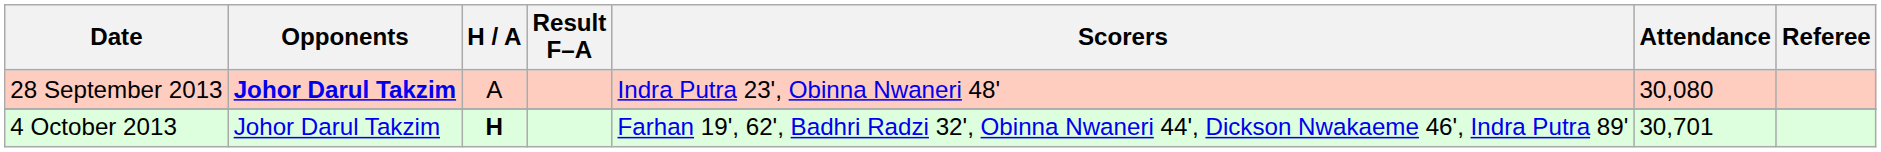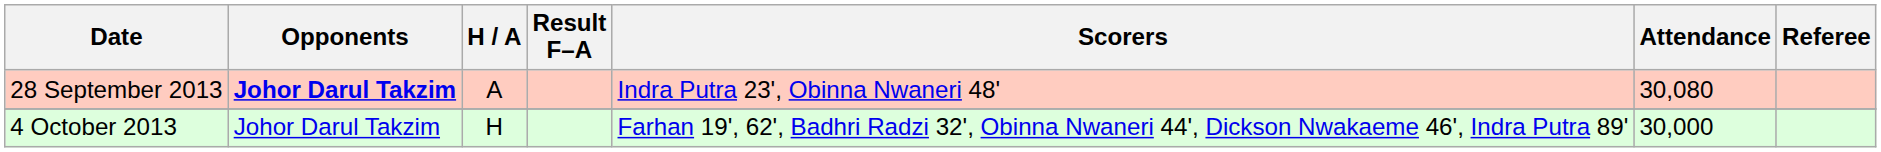(494, 127) bold -> (494, 127) normal
(1676, 127) 30,701 -> (1676, 127) 30,000
